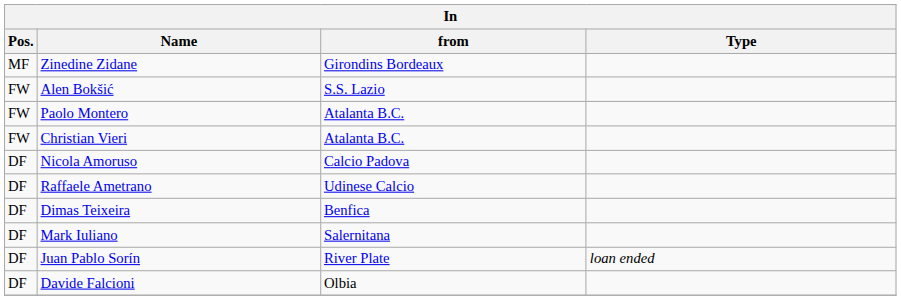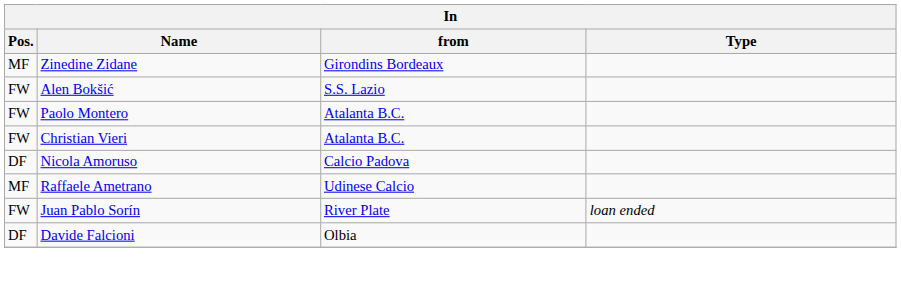(17, 186) DF -> (19, 186) MF
- row: (85, 210)
- row: (79, 235)
(17, 259) DF -> (19, 210) FW
